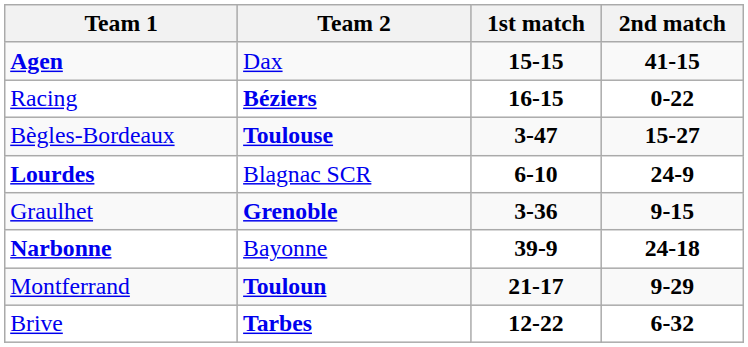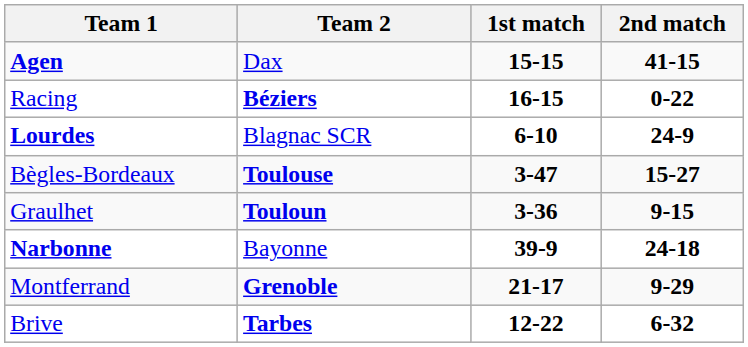rows swapped: (92, 135) <-> (52, 173)
(290, 211) Grenoble -> (285, 211) Touloun
(285, 286) Touloun -> (290, 286) Grenoble
